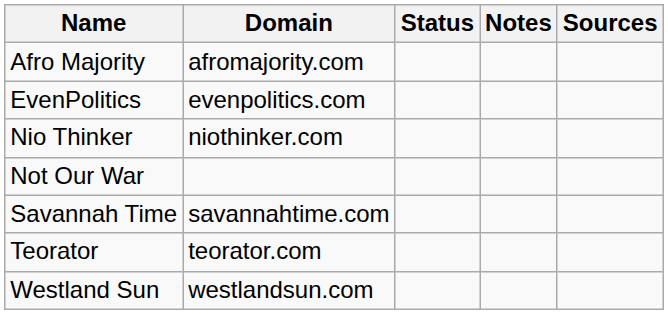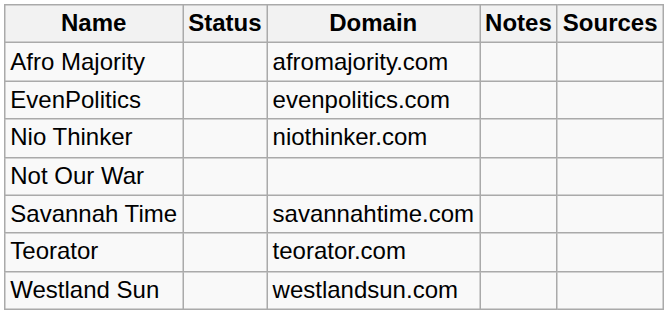columns swapped: (289, 23) <-> (437, 23)
